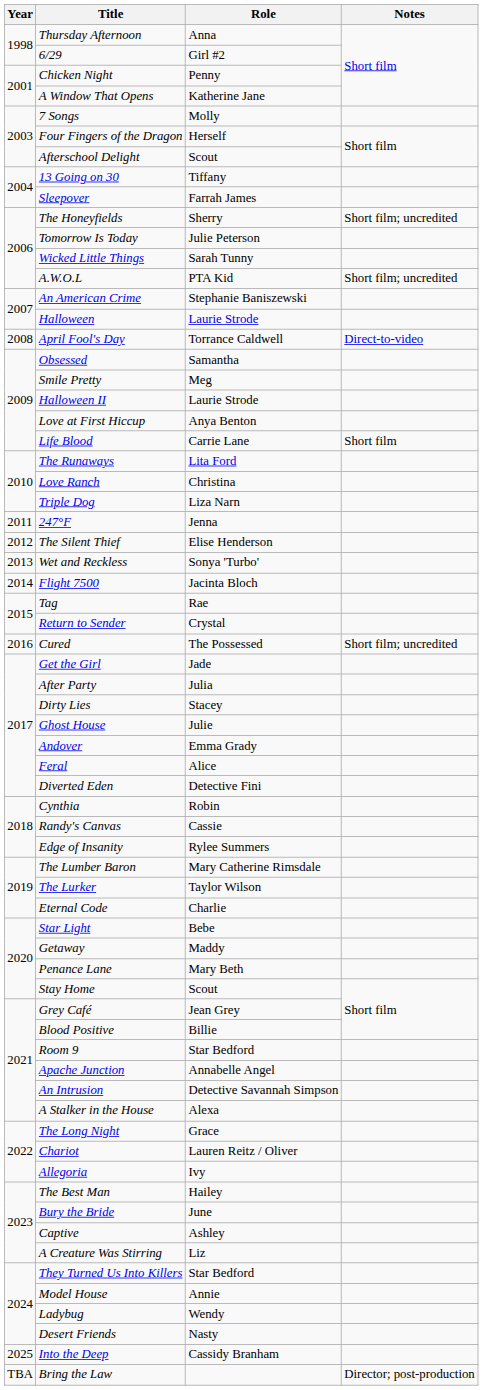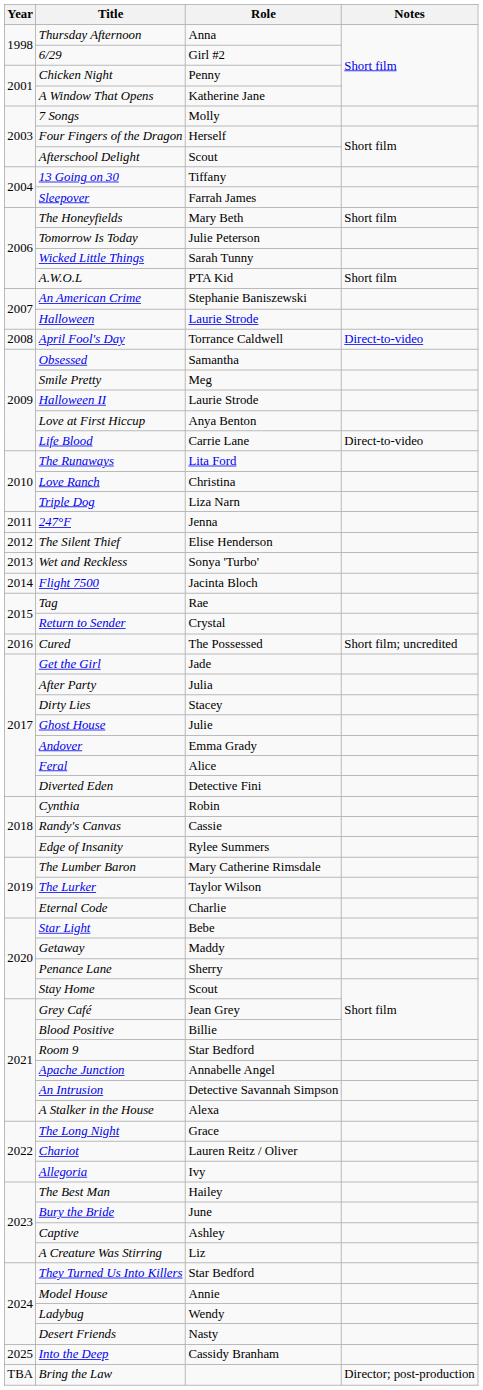(205, 217) Sherry -> (216, 217) Mary Beth
(401, 217) Short film; uncredited -> (370, 217) Short film
(401, 278) Short film; uncredited -> (370, 278) Short film
(370, 440) Short film -> (384, 440) Direct-to-video
(216, 968) Mary Beth -> (205, 968) Sherry
